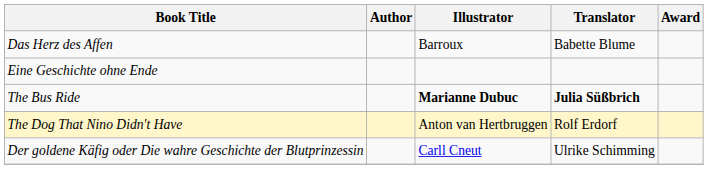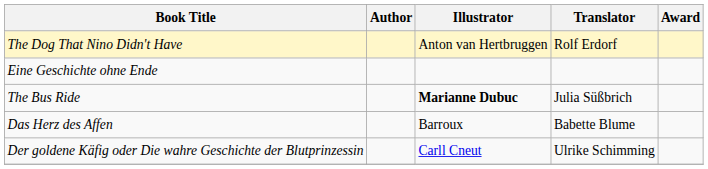rows swapped: (95, 124) <-> (60, 44)
(597, 97) bold -> (593, 97) normal
